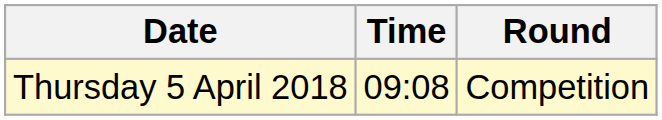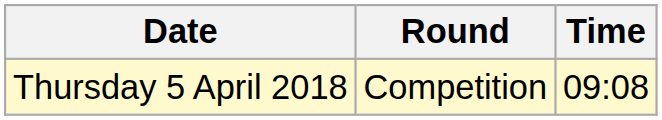columns swapped: (407, 31) <-> (557, 31)
